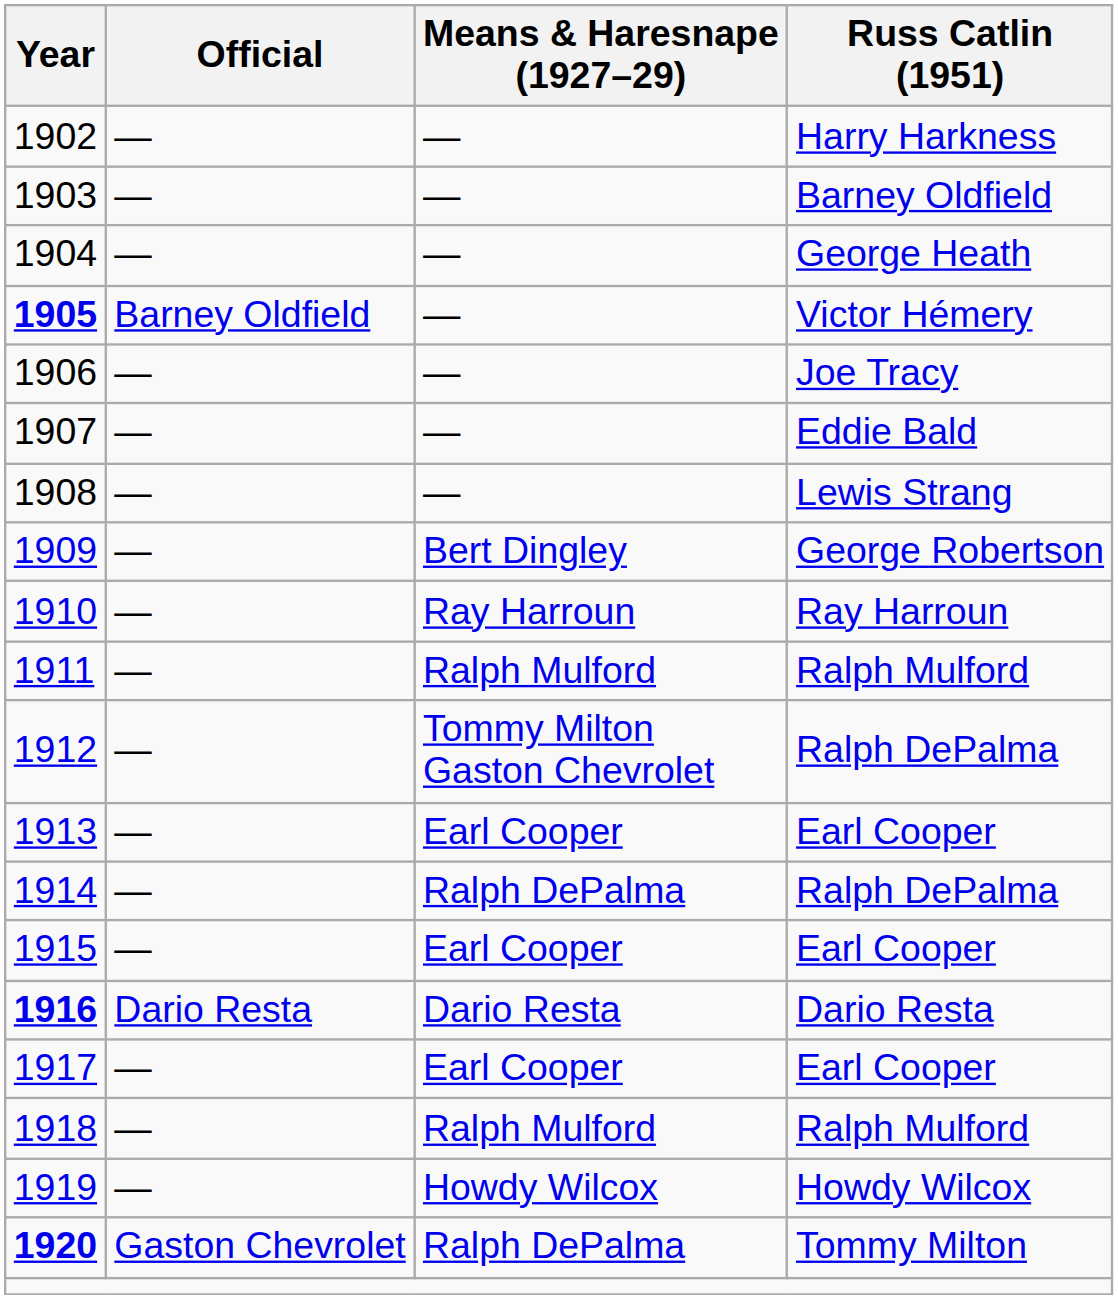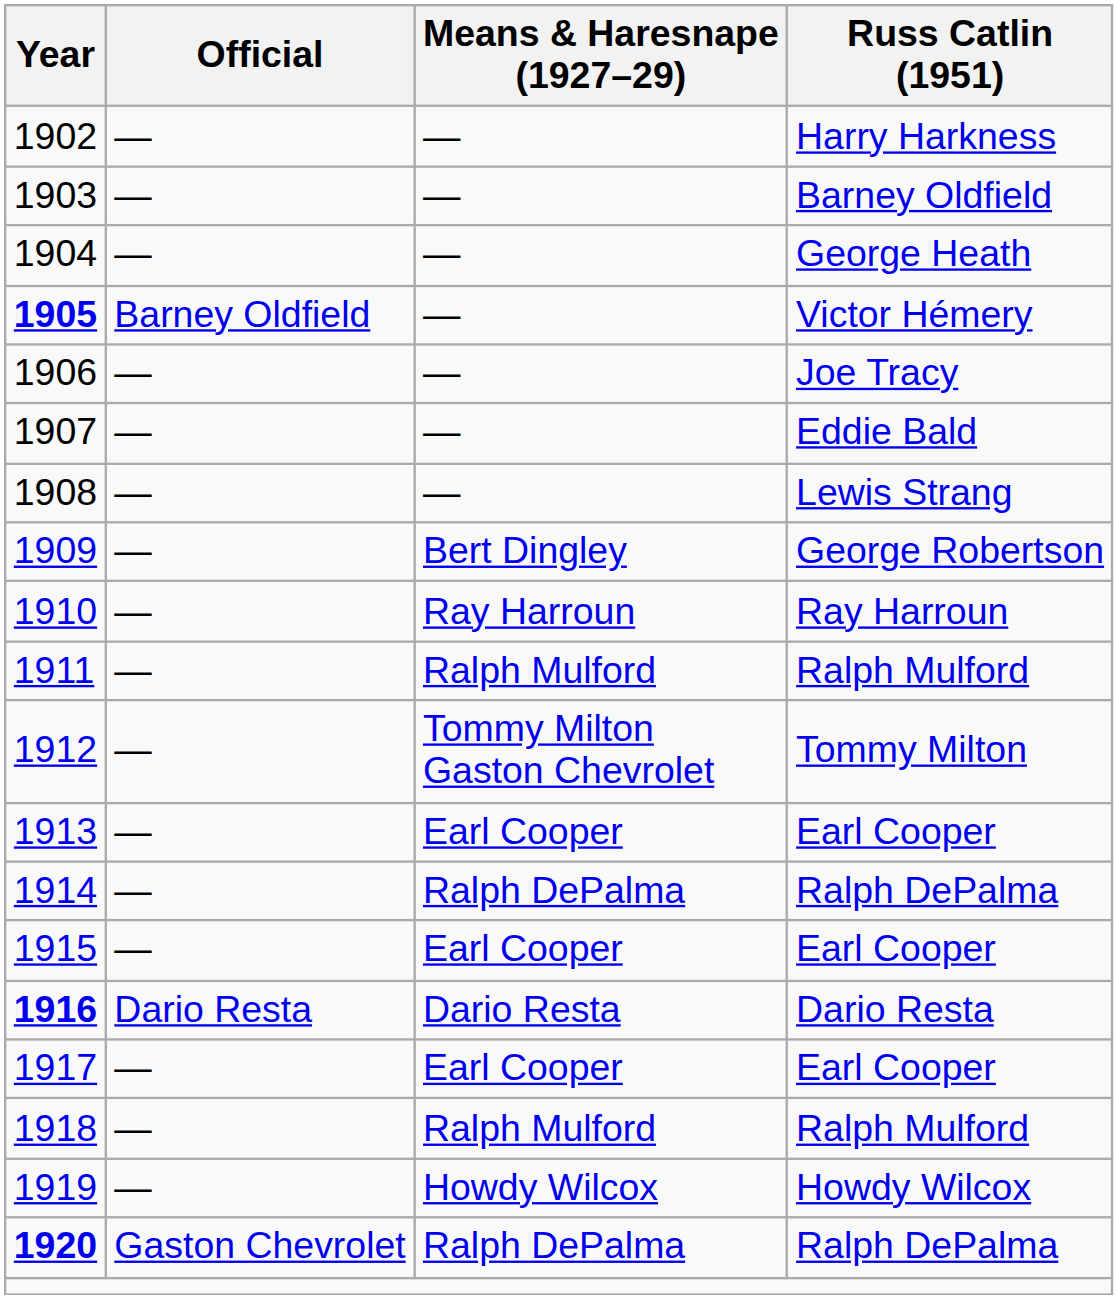(927, 750) Ralph DePalma -> (912, 750) Tommy Milton
(912, 1246) Tommy Milton -> (927, 1246) Ralph DePalma
